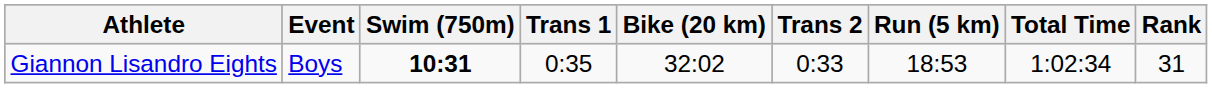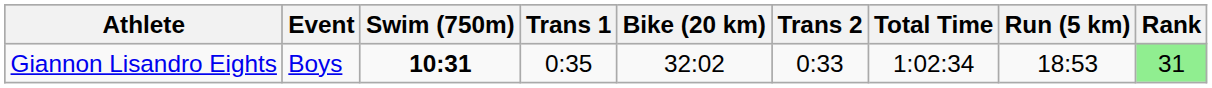columns swapped: (937, 24) <-> (1071, 24)
(1172, 63) no background -> (1172, 63) lightgreen background
